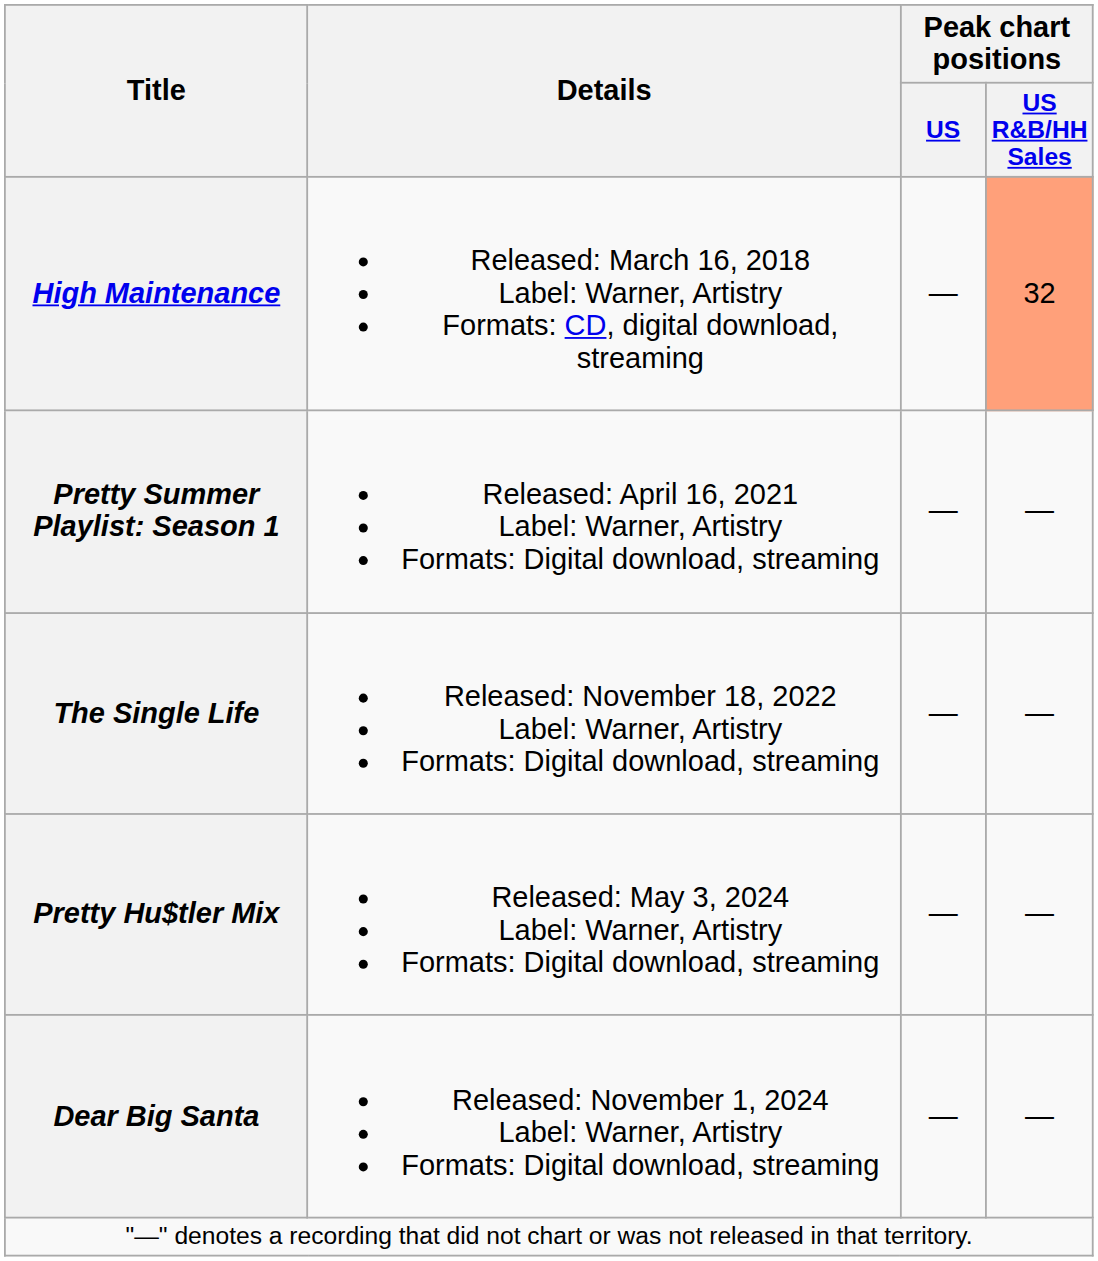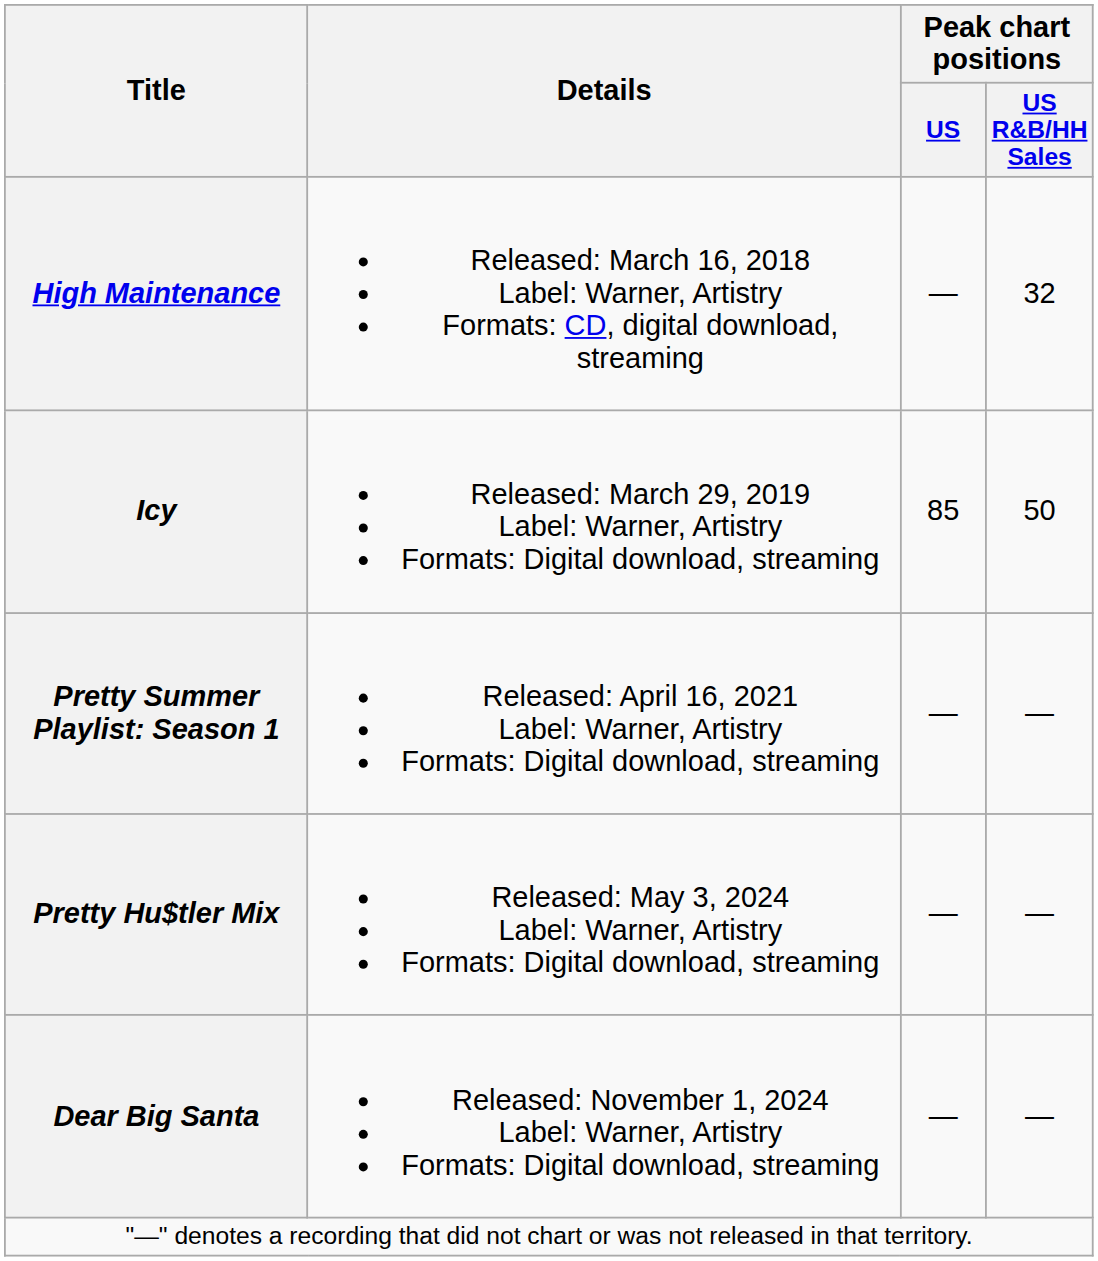(1040, 293) lightsalmon background -> (1040, 293) no background
+ row: (156, 511)
- row: (156, 712)
